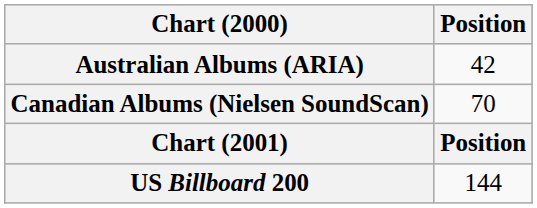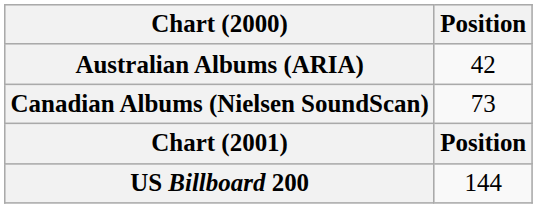(483, 103) 70 -> (483, 103) 73
